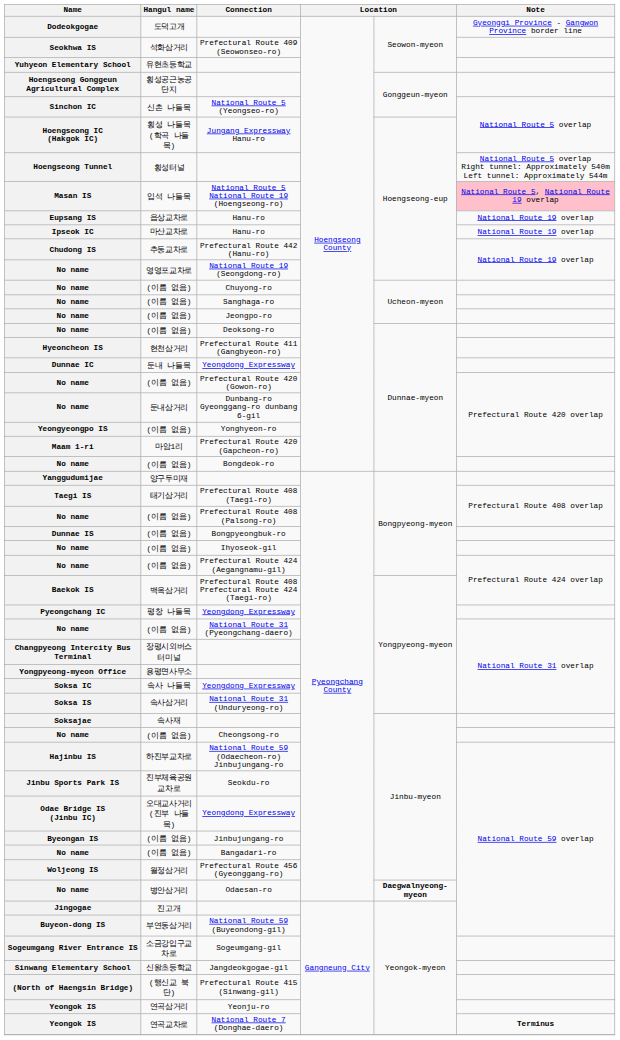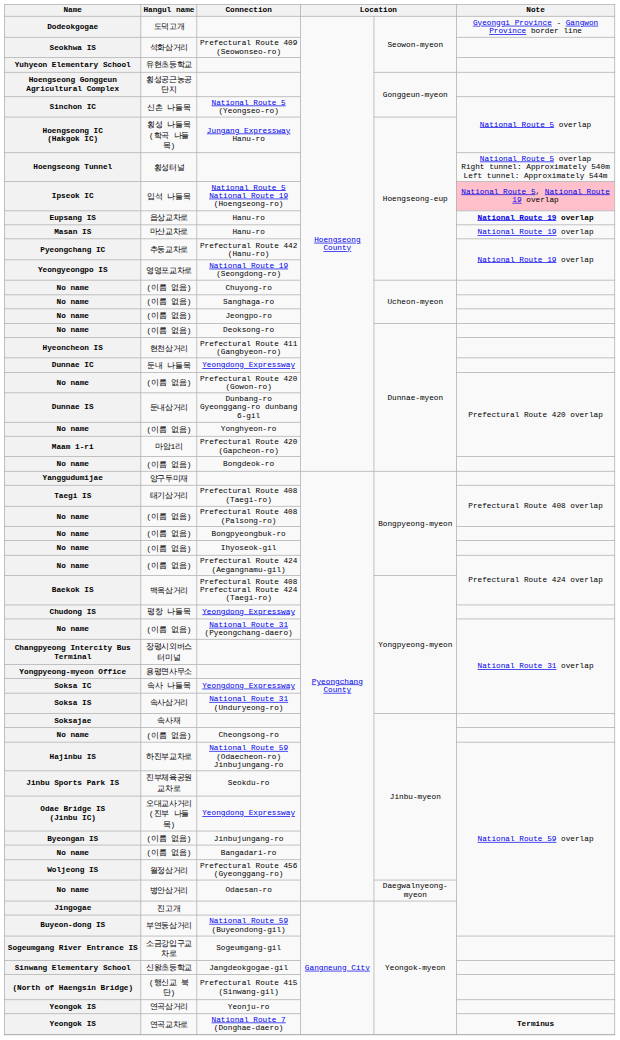(73, 196) Masan IS -> (73, 196) Ipseok IC
(536, 218) normal -> (536, 218) bold
(73, 232) Ipseok IC -> (73, 232) Masan IS
(73, 250) Chudong IS -> (73, 250) Pyeongchang IC
(73, 270) No name -> (73, 270) Yeongyeongpo IS
(73, 407) No name -> (73, 407) Dunnae IS
(73, 429) Yeongyeongpo IS -> (73, 429) No name
(73, 534) Dunnae IS -> (73, 534) No name
(73, 612) Pyeongchang IC -> (73, 612) Chudong IS
(415, 891) bold -> (415, 891) normal
